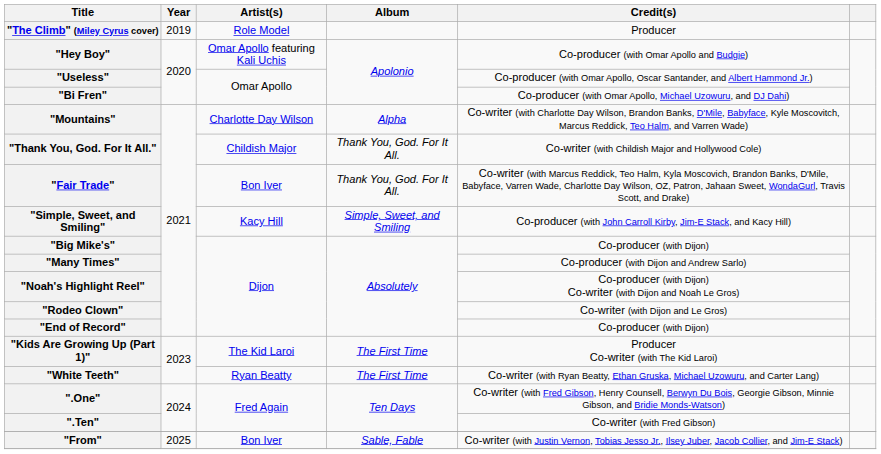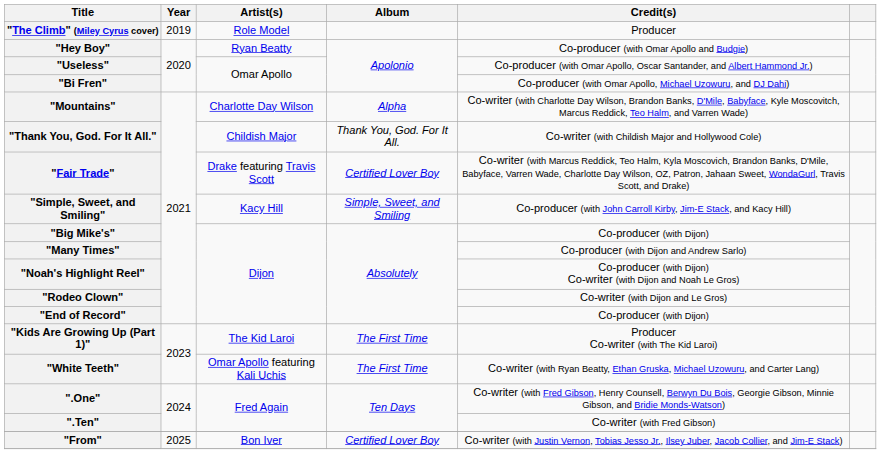(261, 54) Omar Apollo featuring Kali Uchis -> (261, 48) Ryan Beatty
(261, 185) Bon Iver -> (261, 173) Drake featuring Travis Scott
(392, 185) Thank You, God. For It All. -> (392, 173) Certified Lover Boy
(261, 375) Ryan Beatty -> (261, 369) Omar Apollo featuring Kali Uchis
(392, 440) Sable, Fable -> (392, 440) Certified Lover Boy
